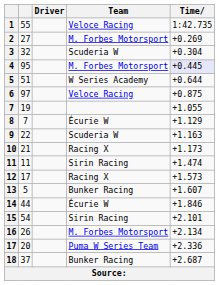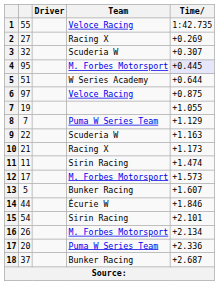(118, 39) M. Forbes Motorsport -> (88, 39) Racing X
(187, 53) +0.304 -> (187, 53) +0.307
(88, 122) Écurie W -> (113, 122) Puma W Series Team
(88, 177) Racing X -> (118, 177) M. Forbes Motorsport
